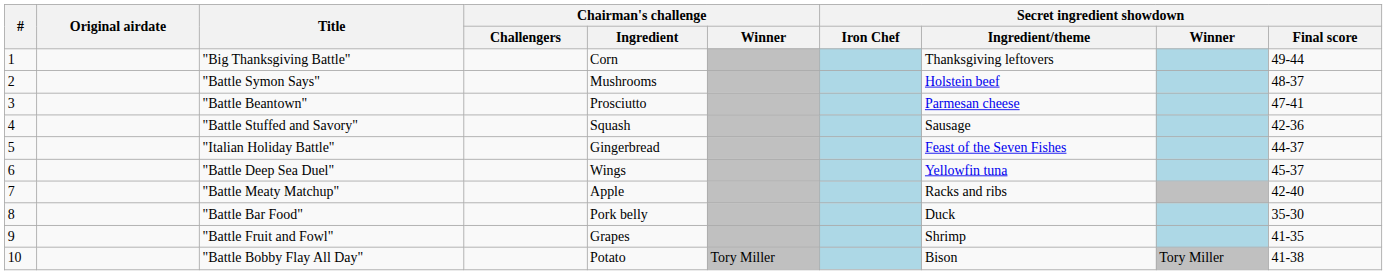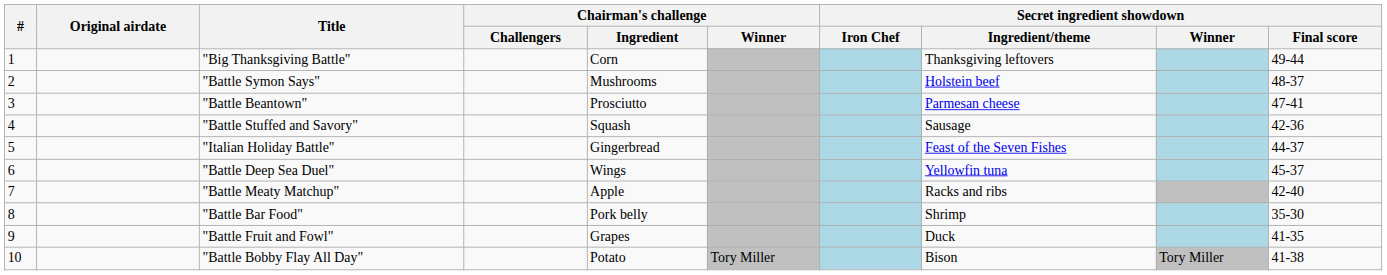(940, 214) Duck -> (945, 214) Shrimp
(945, 236) Shrimp -> (940, 236) Duck
